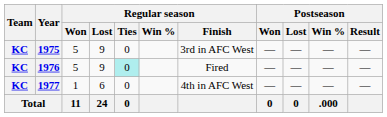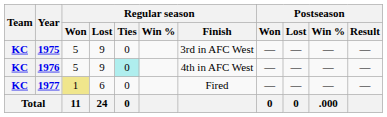(217, 67) Fired -> (217, 67) 4th in AFC West
(76, 85) no background -> (76, 85) khaki background
(217, 85) 4th in AFC West -> (217, 85) Fired
